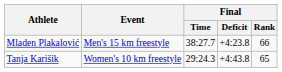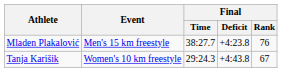(264, 43) 66 -> (264, 43) 76
(264, 59) 65 -> (264, 59) 67
